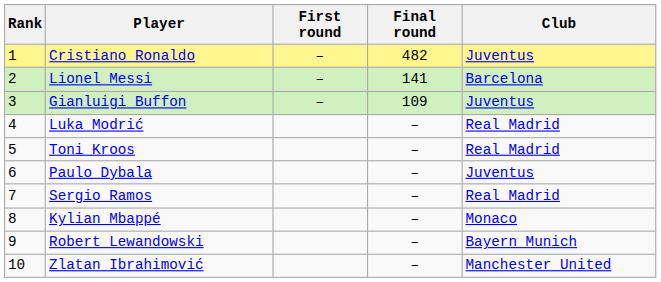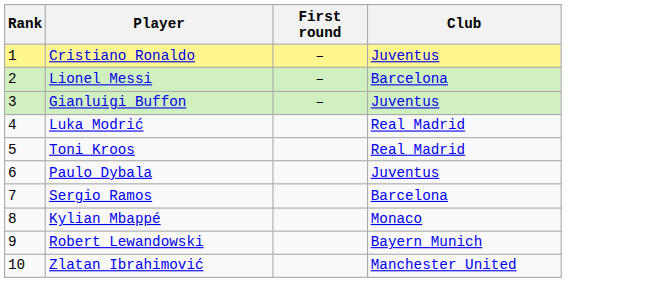- column: (415, 24)
(513, 196) Real Madrid -> (409, 196) Barcelona
